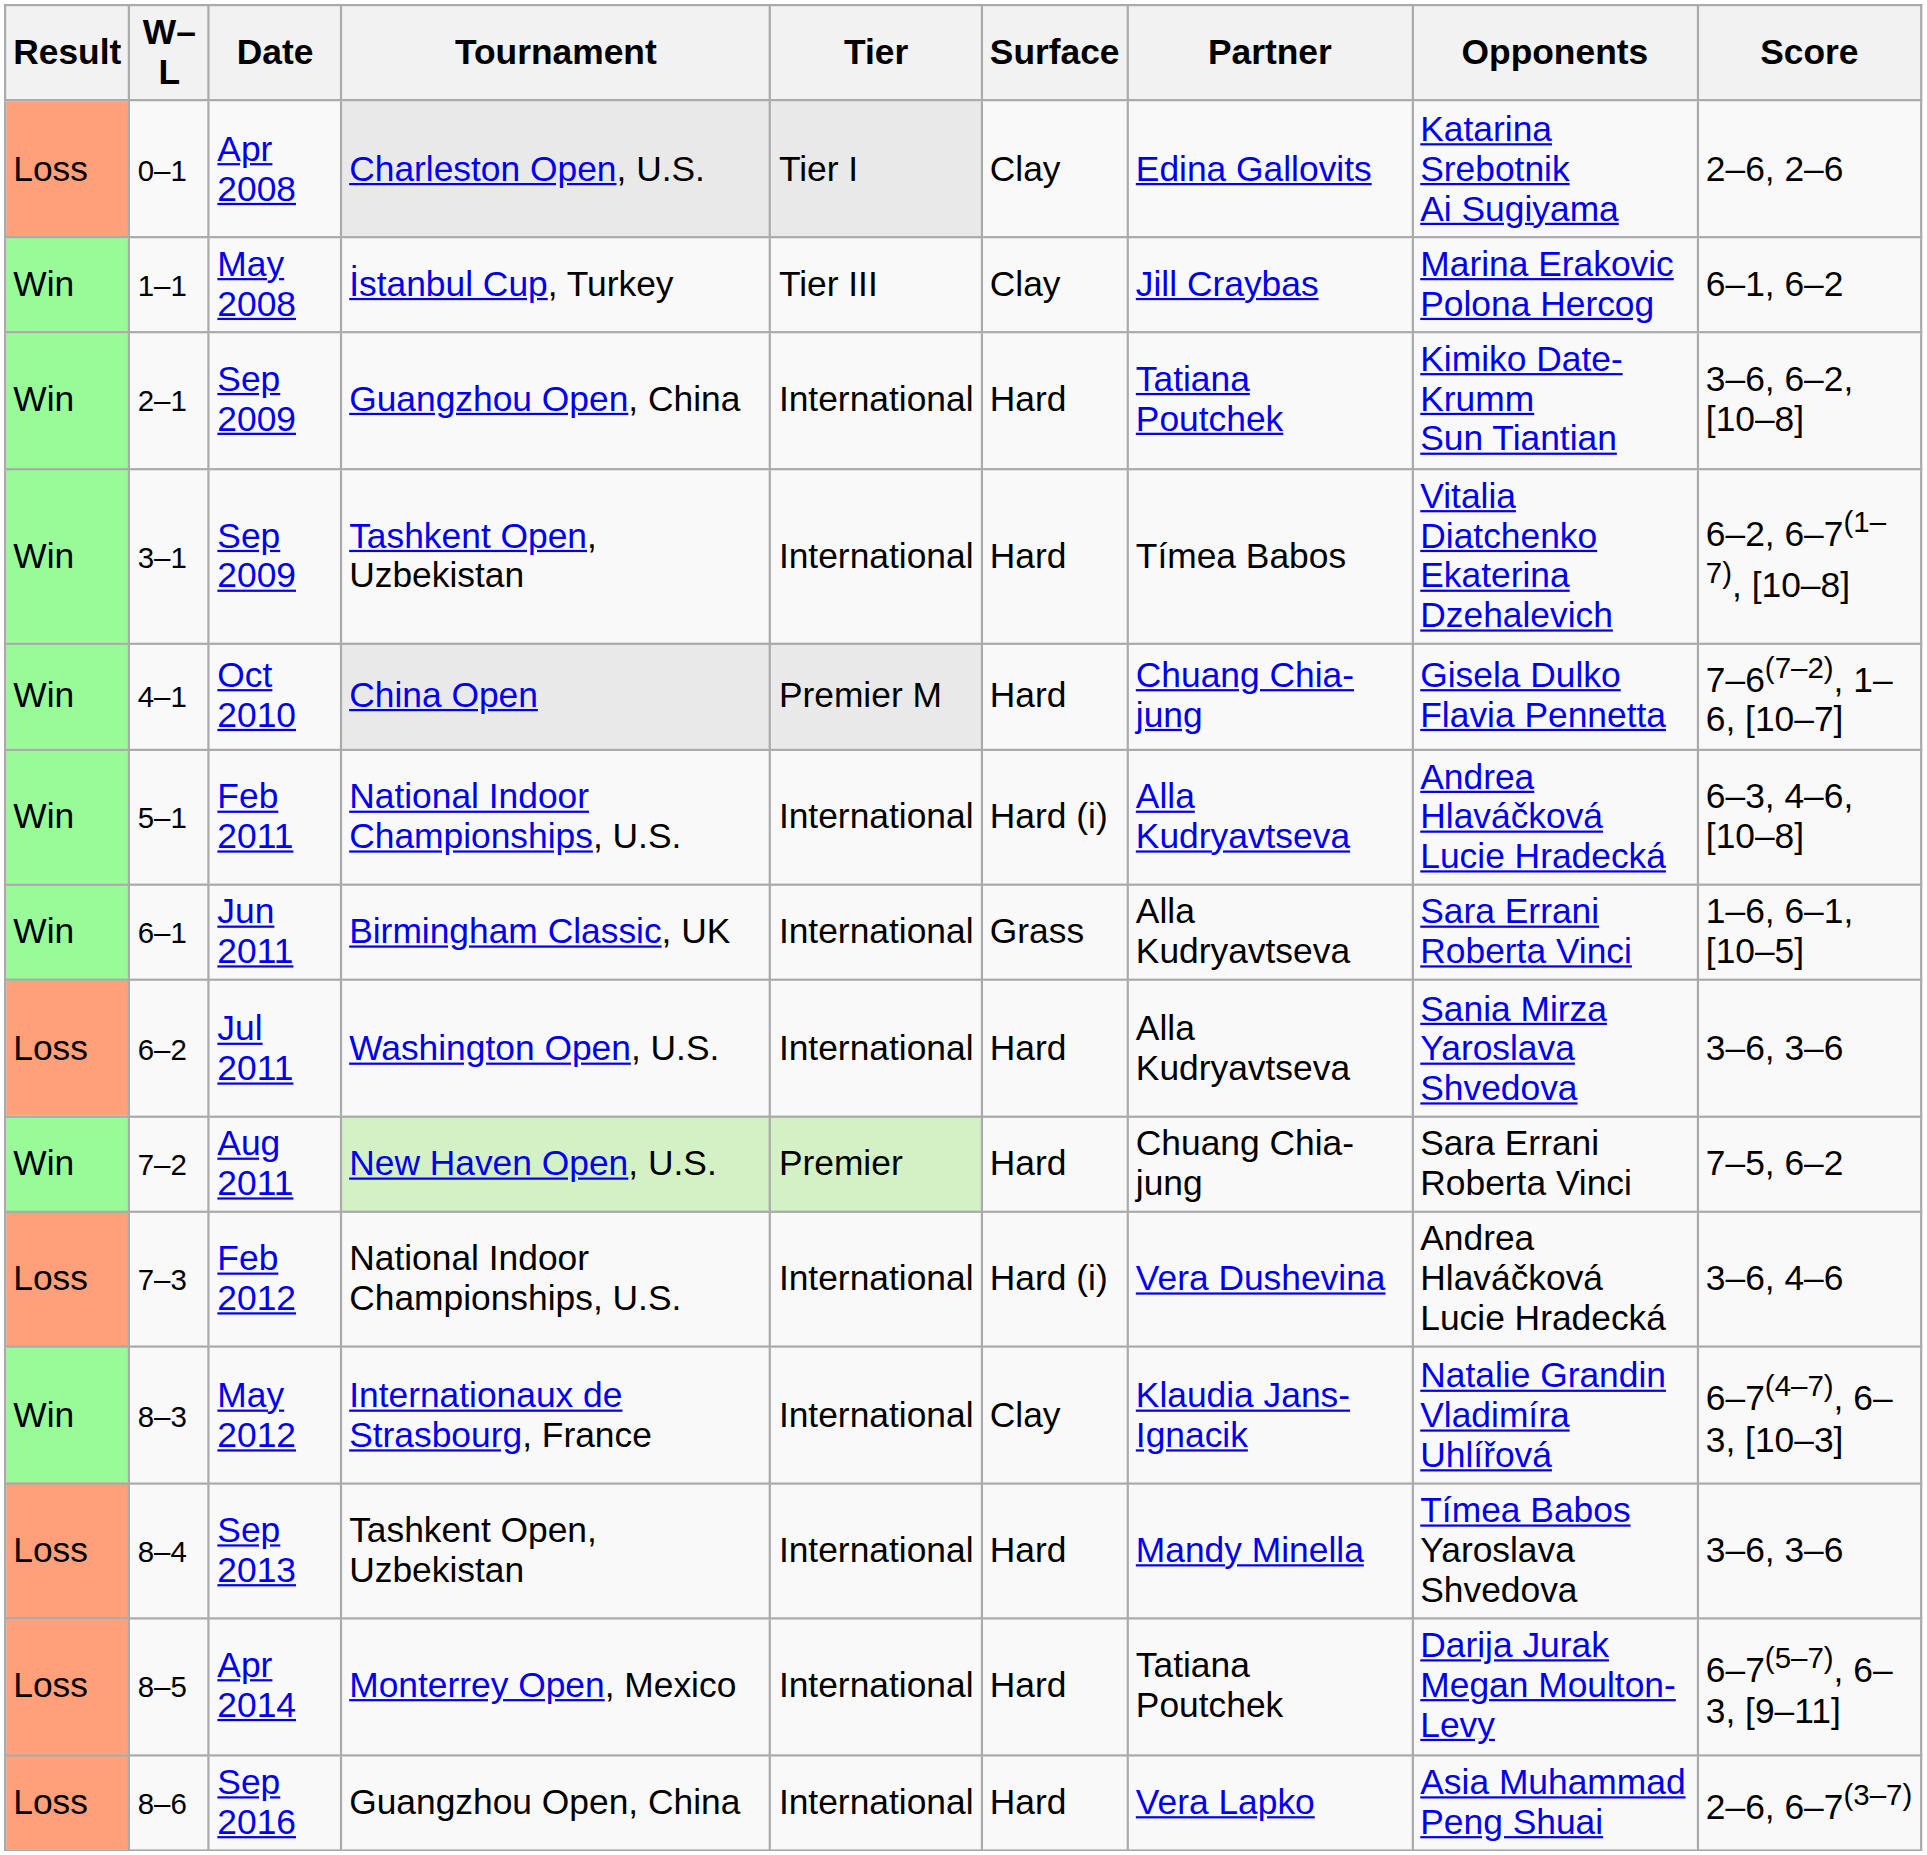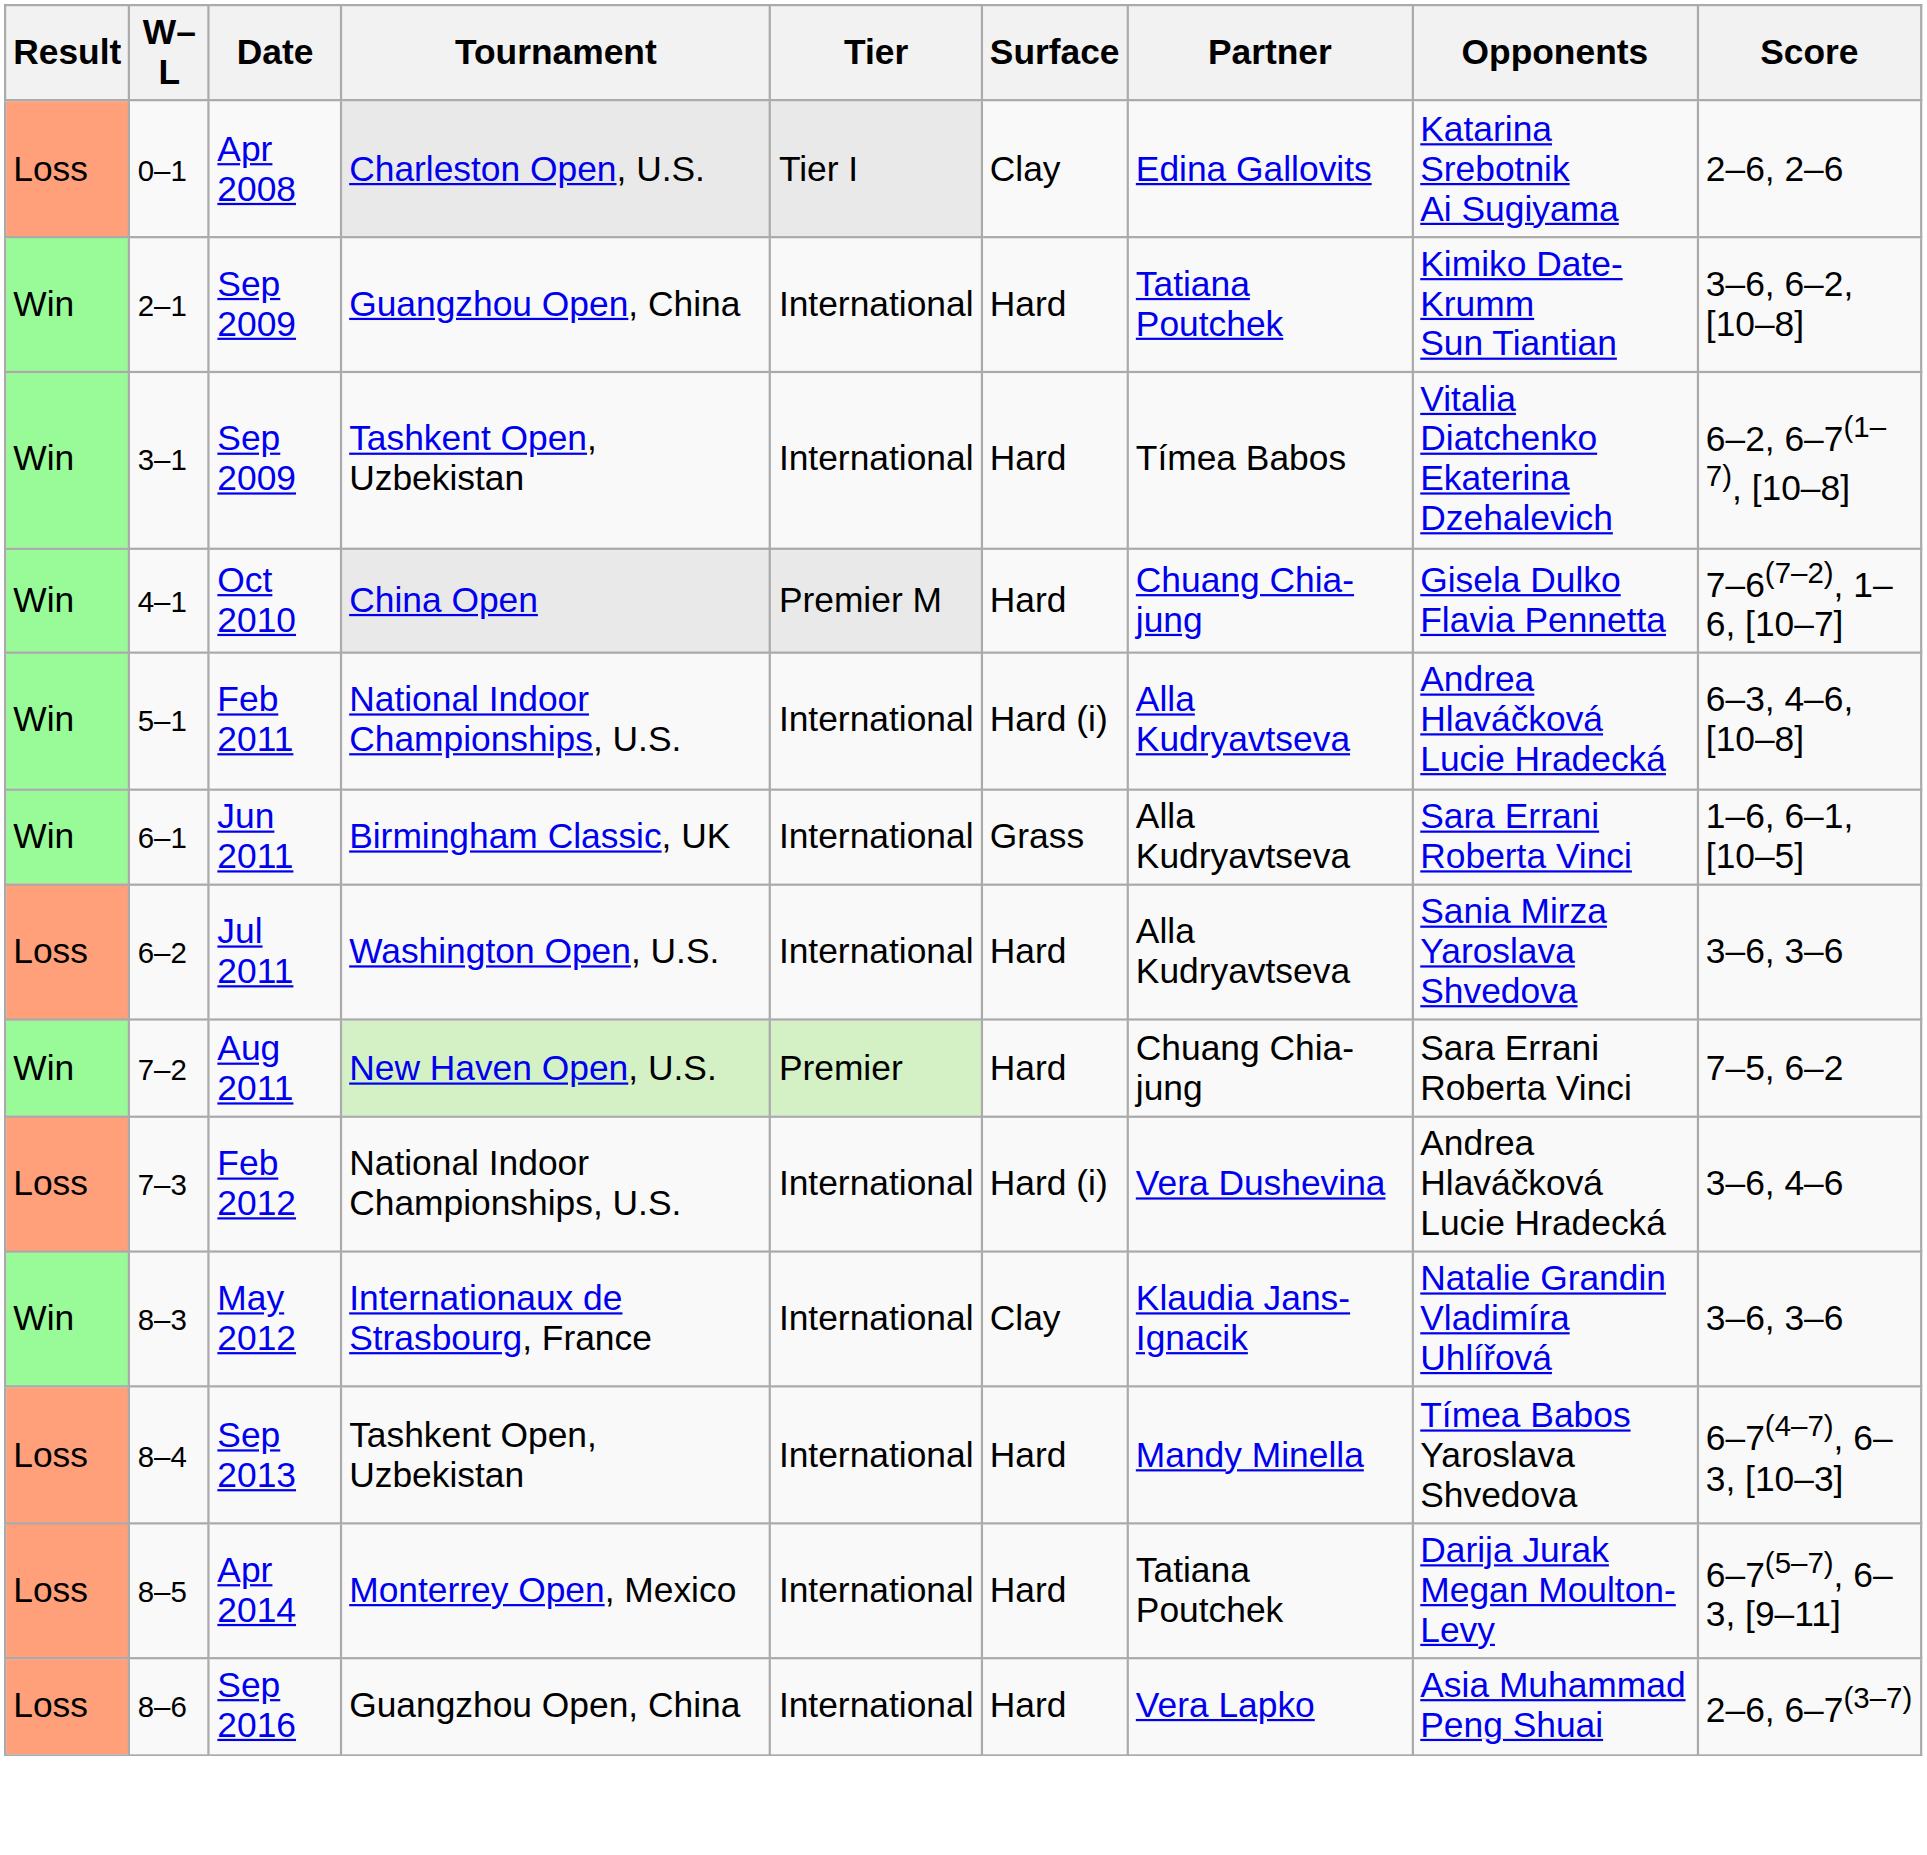- row: (162, 286)
(1799, 1414) 6–7(4–7), 6–3, [10–3] -> (1775, 1318) 3–6, 3–6
(1775, 1550) 3–6, 3–6 -> (1799, 1454) 6–7(4–7), 6–3, [10–3]
